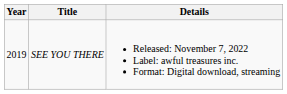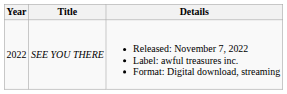(17, 54) 2019 -> (17, 54) 2022
